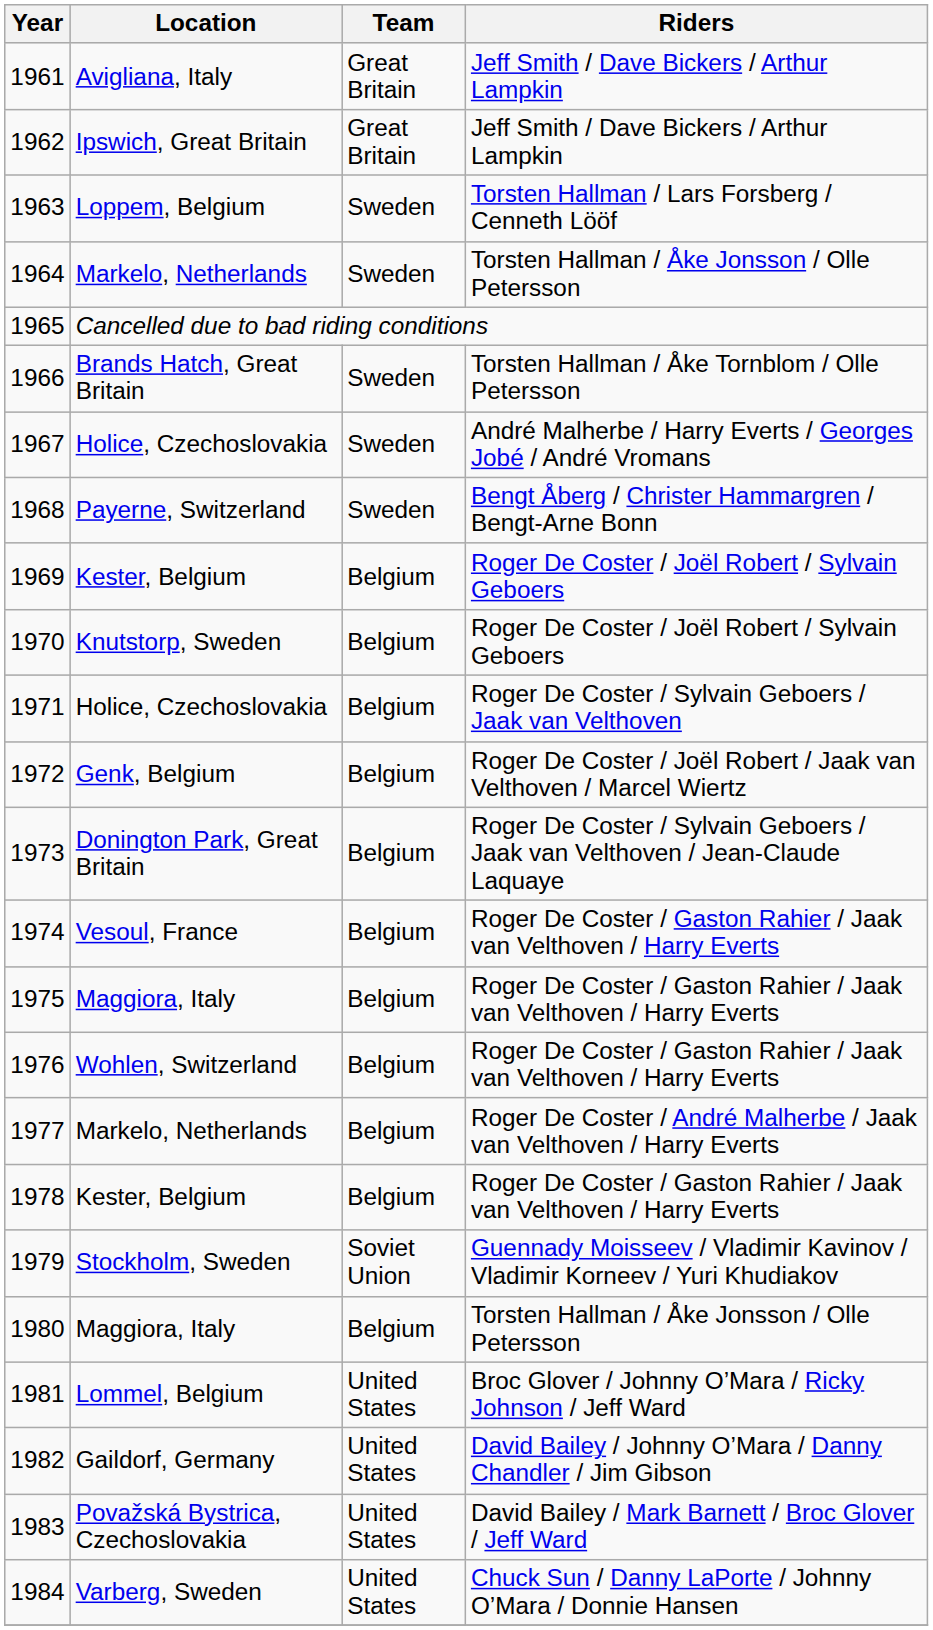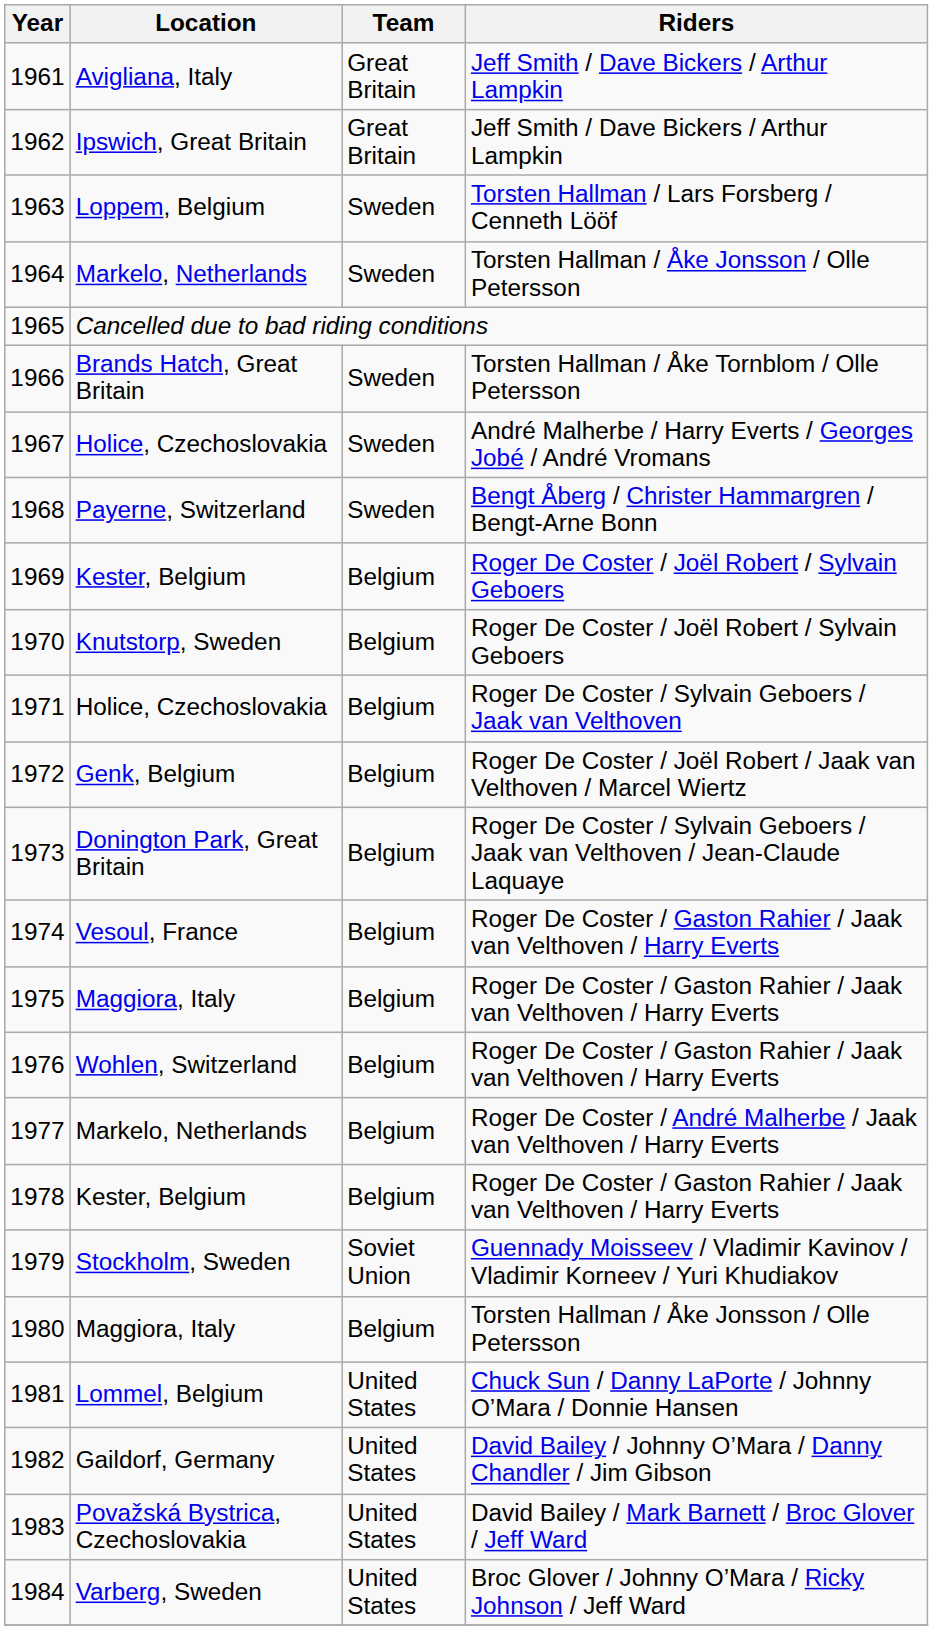(668, 1394) Broc Glover / Johnny O’Mara / Ricky Johnson / Jeff Ward -> (671, 1394) Chuck Sun / Danny LaPorte / Johnny O’Mara / Donnie Hansen
(671, 1592) Chuck Sun / Danny LaPorte / Johnny O’Mara / Donnie Hansen -> (668, 1592) Broc Glover / Johnny O’Mara / Ricky Johnson / Jeff Ward
